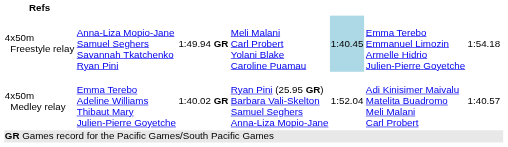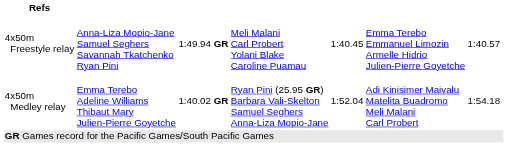(347, 43) lightblue background -> (347, 43) no background
(484, 43) 1:54.18 -> (484, 43) 1:40.57
(484, 101) 1:40.57 -> (484, 101) 1:54.18
